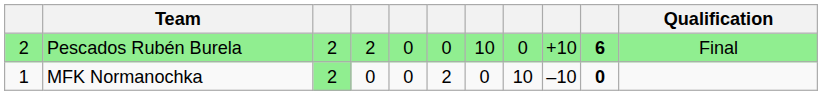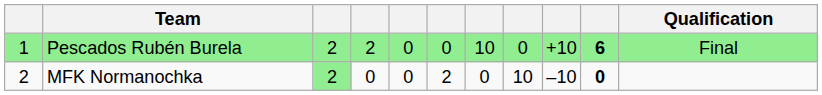(24, 48) 2 -> (24, 48) 1
(24, 76) 1 -> (24, 76) 2
